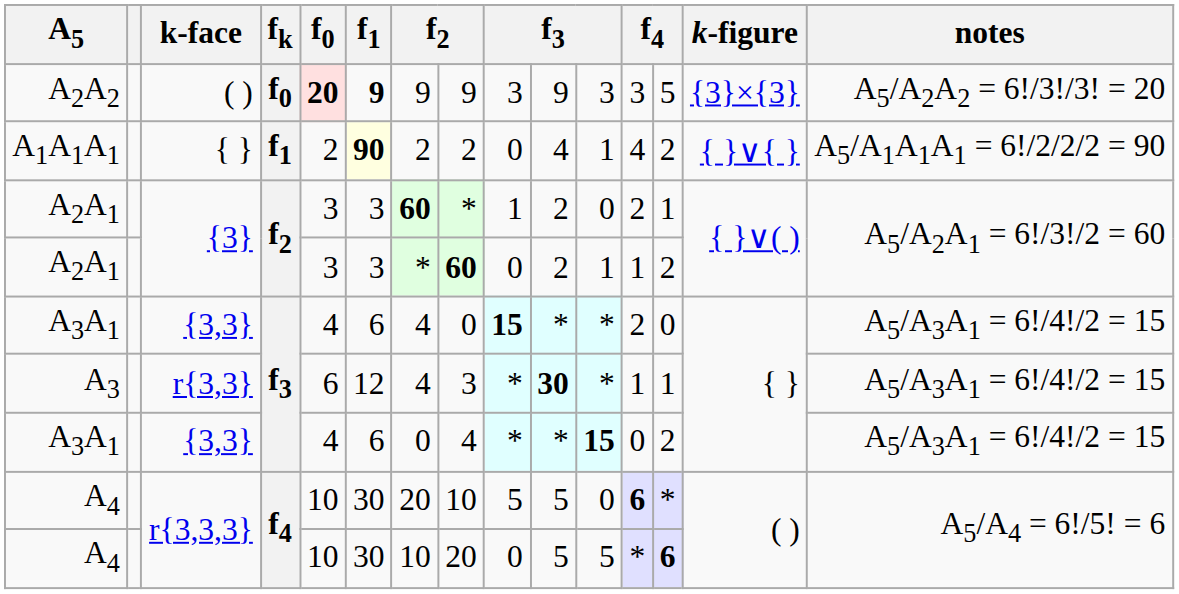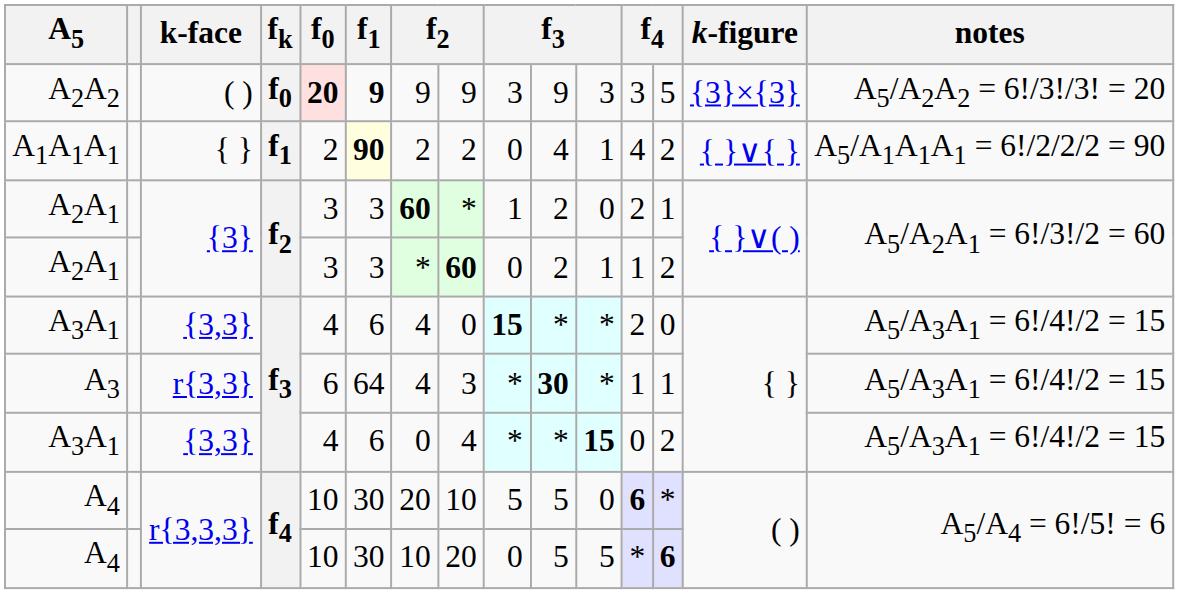(369, 383) 12 -> (369, 383) 64
